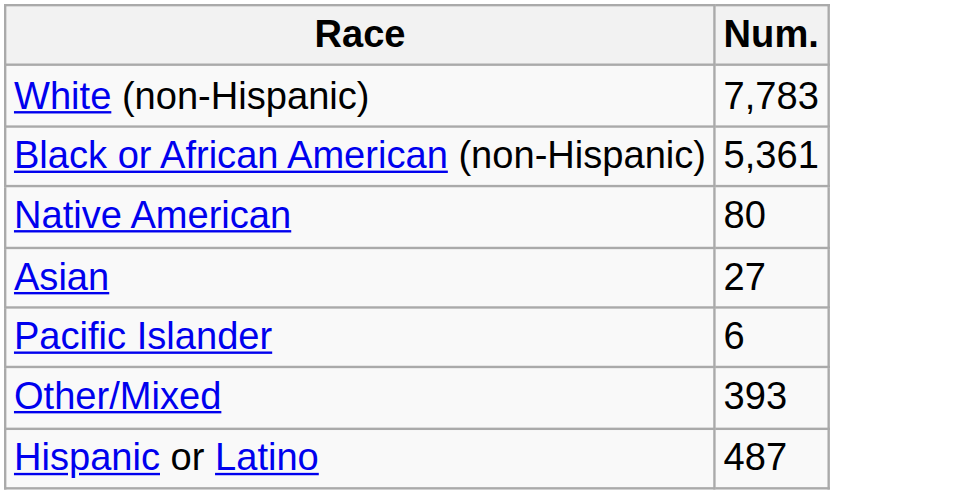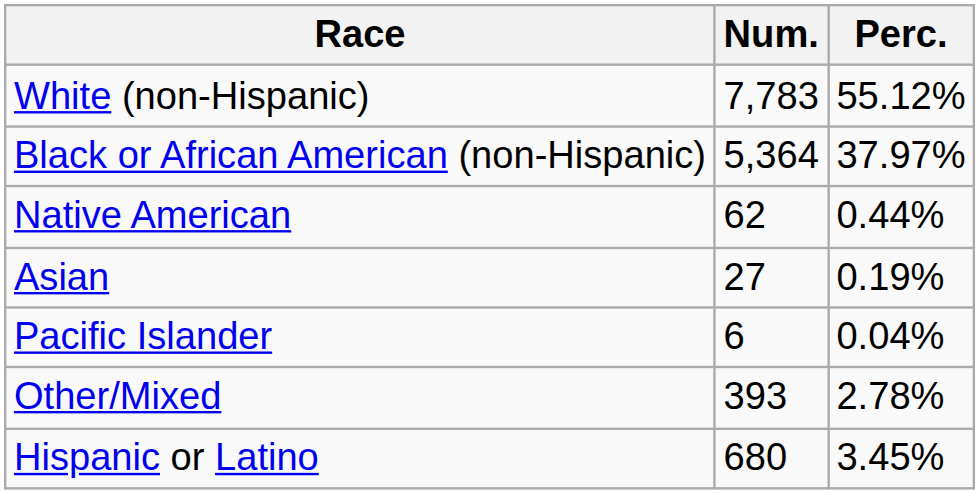+ column: (901, 34)
(771, 155) 5,361 -> (771, 155) 5,364
(745, 215) 80 -> (745, 215) 62
(755, 457) 487 -> (755, 457) 680
